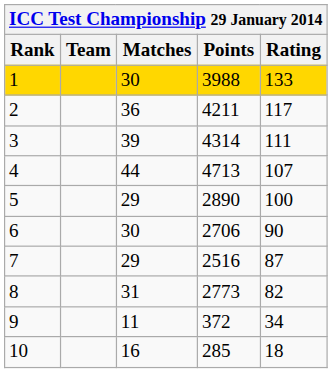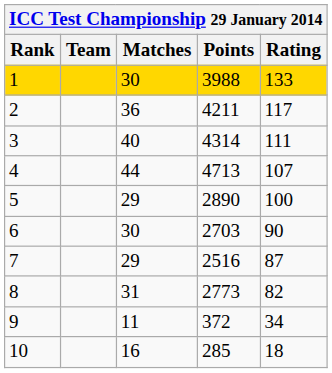(130, 140) 39 -> (130, 140) 40
(221, 230) 2706 -> (221, 230) 2703
